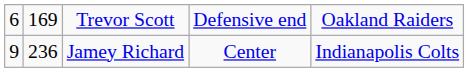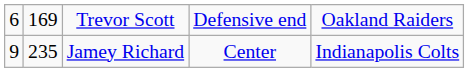(43, 51) 236 -> (43, 51) 235
